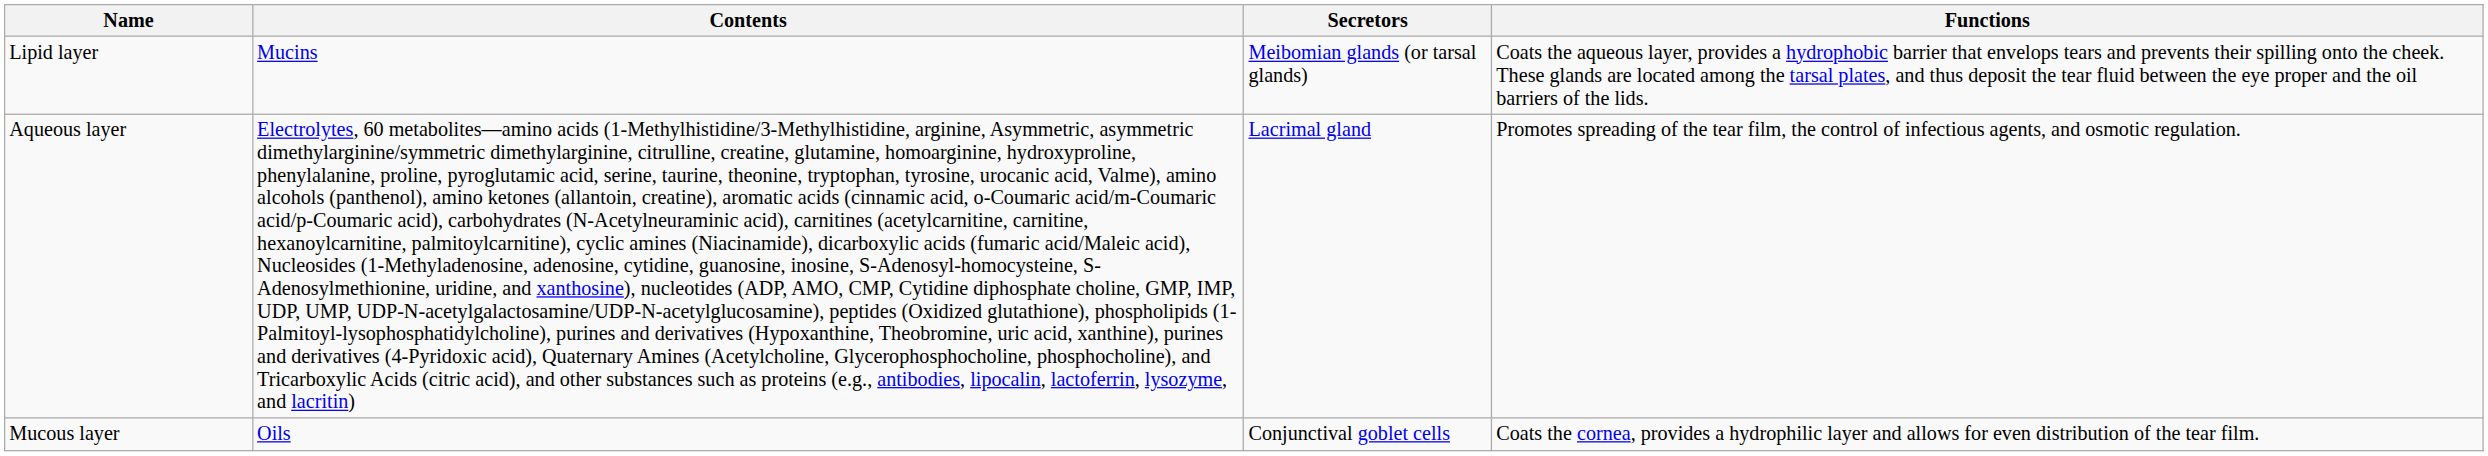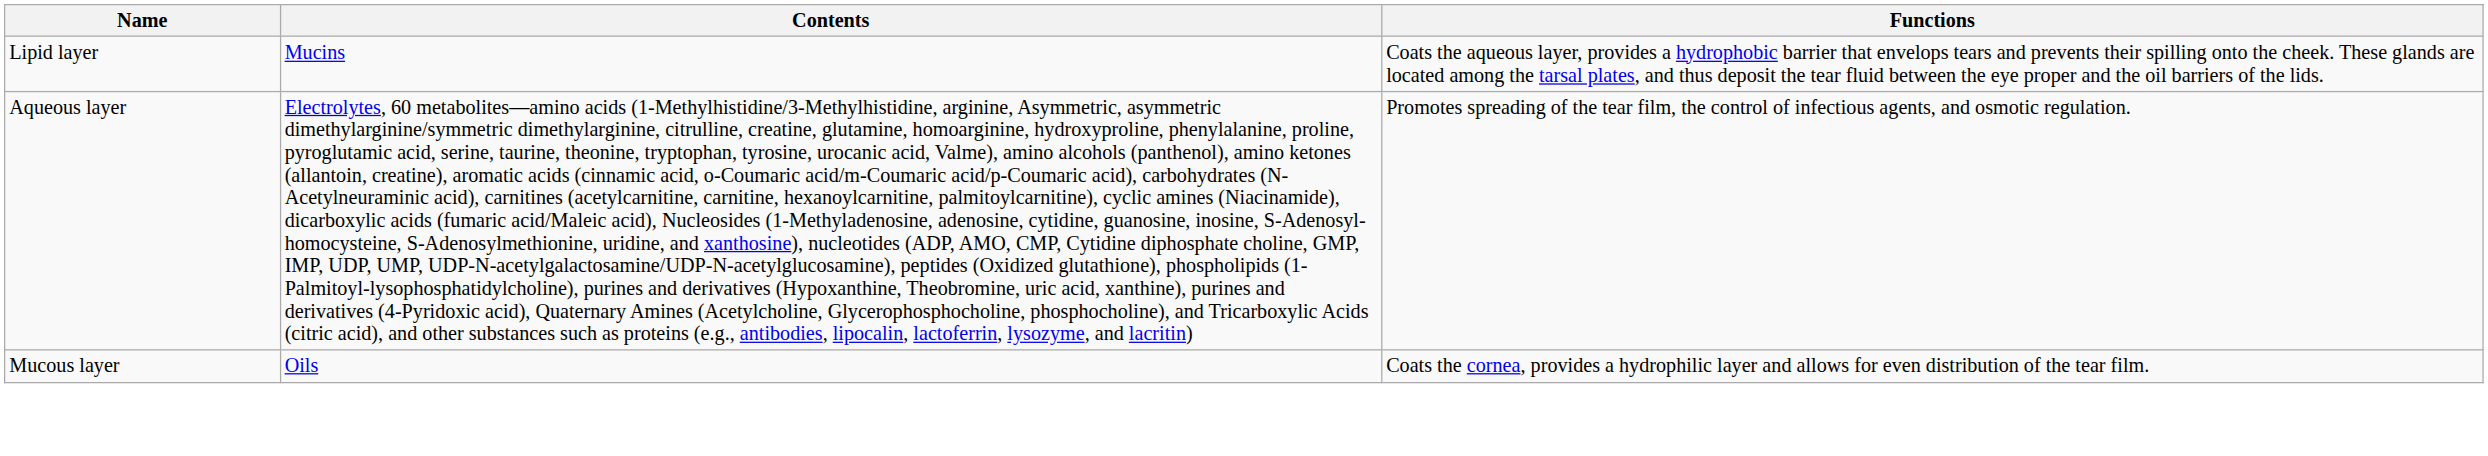- column: (1368, 20)
